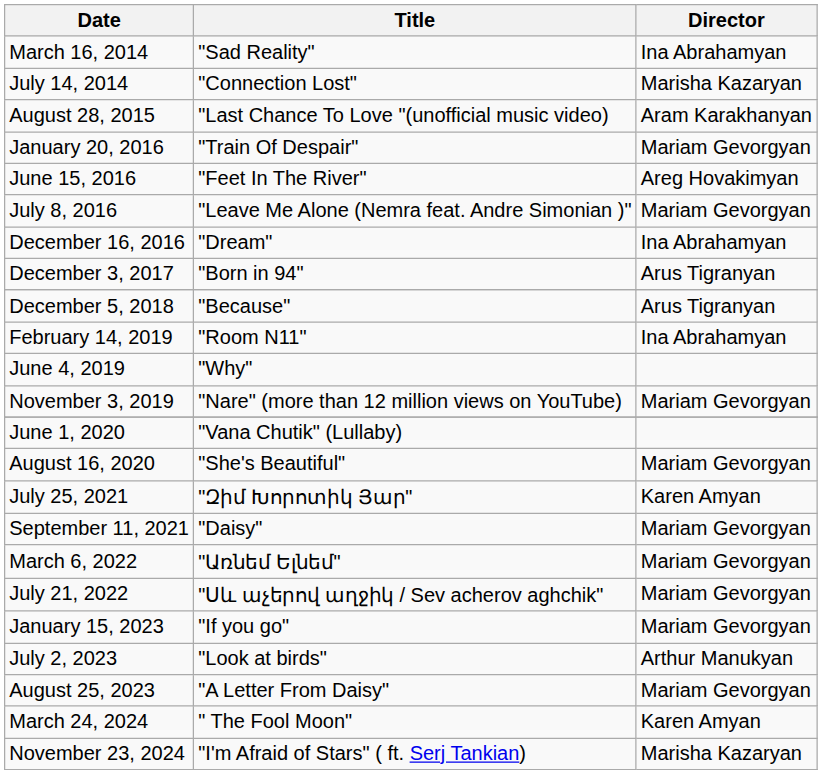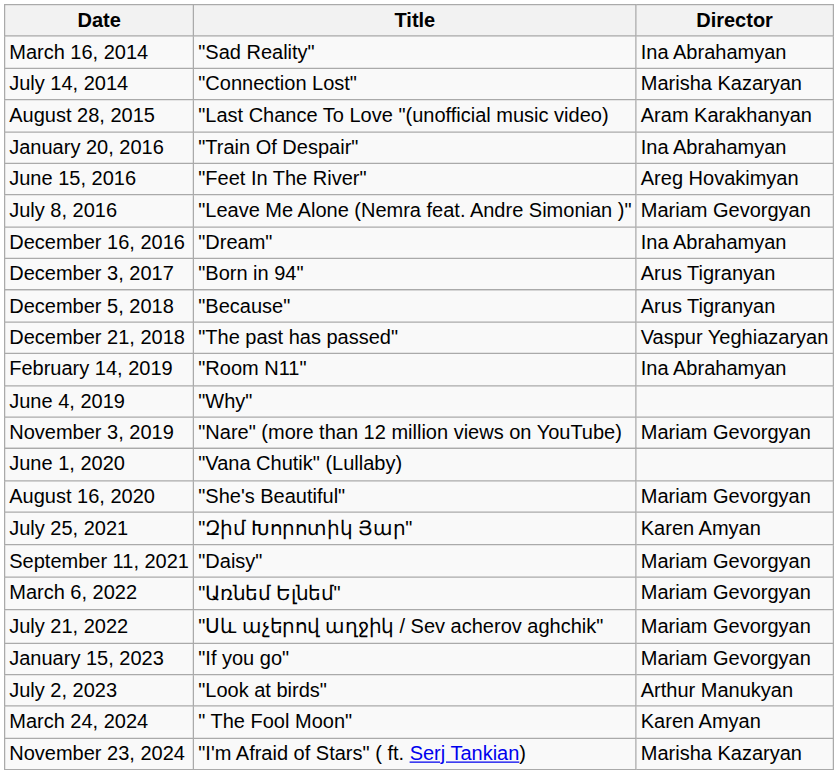(726, 147) Mariam Gevorgyan -> (714, 147) Ina Abrahamyan
+ row: (97, 337)
- row: (82, 690)
